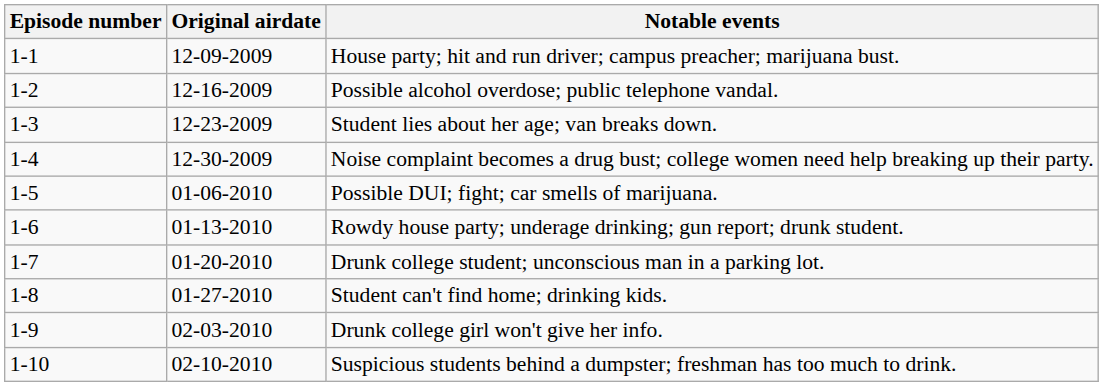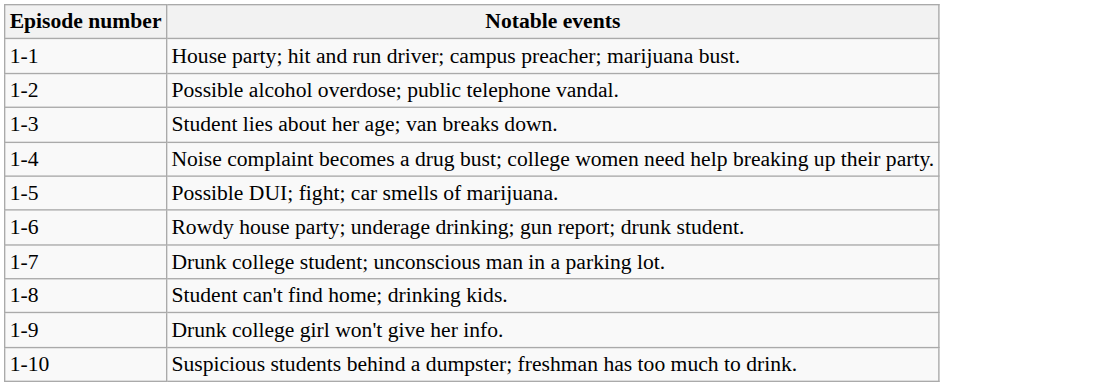- column: (246, 21)
